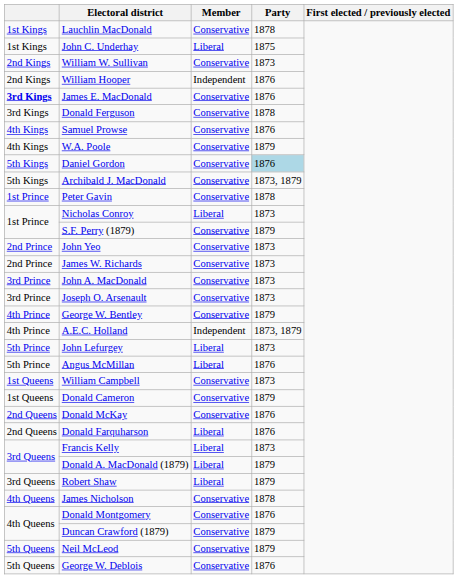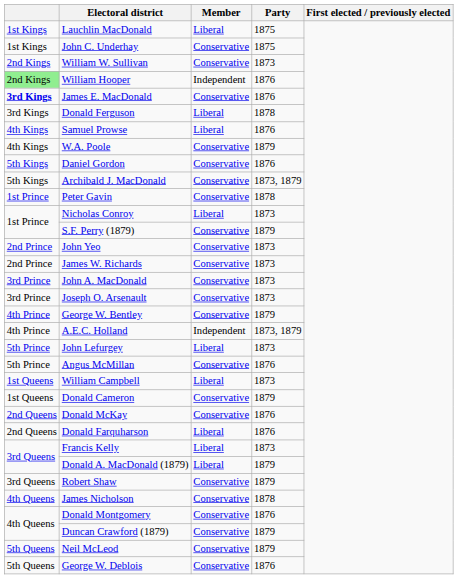(221, 29) Conservative -> (209, 29) Liberal
(264, 29) 1878 -> (264, 29) 1875
(209, 46) Liberal -> (221, 46) Conservative
(29, 79) no background -> (29, 79) lightgreen background
(221, 113) Conservative -> (209, 113) Liberal
(221, 130) Conservative -> (209, 130) Liberal
(264, 163) lightblue background -> (264, 163) no background
(209, 364) Liberal -> (221, 364) Conservative
(221, 381) Conservative -> (209, 381) Liberal
(209, 481) Liberal -> (221, 481) Conservative
